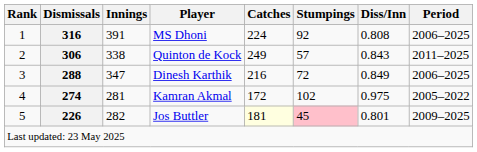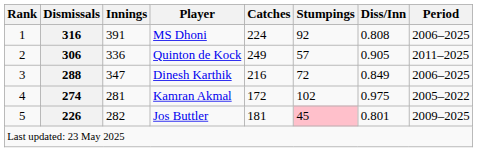(116, 55) 338 -> (116, 55) 336
(375, 55) 0.843 -> (375, 55) 0.905
(257, 116) lightyellow background -> (257, 116) no background
